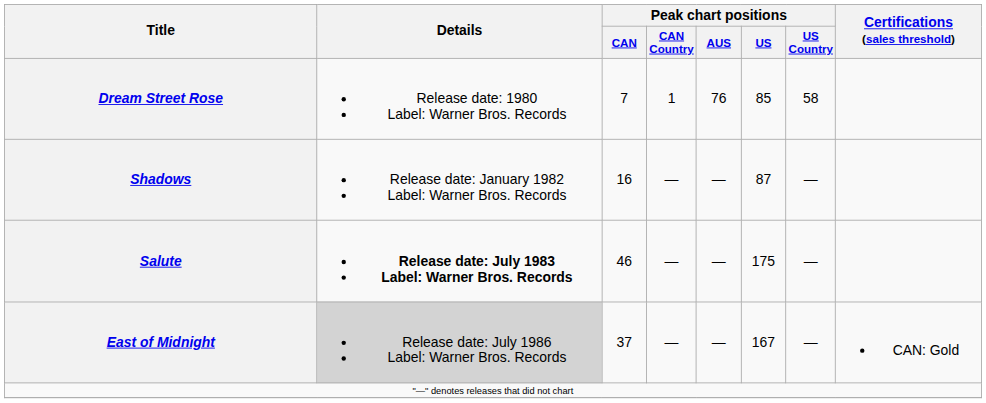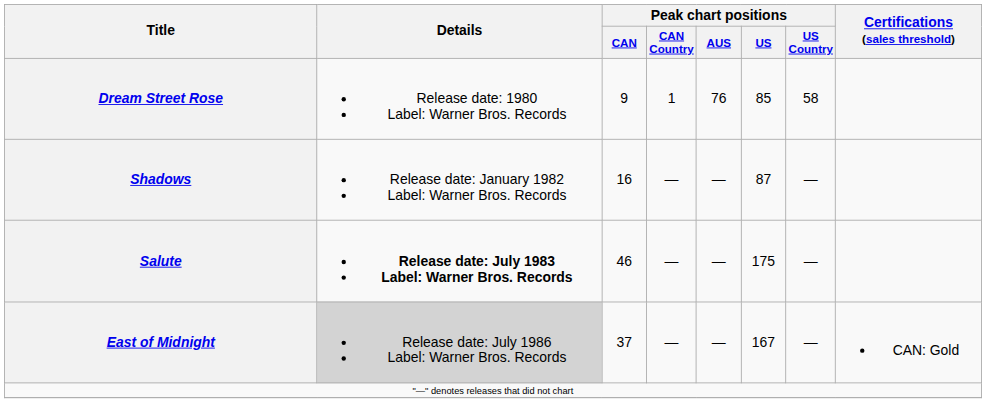(624, 98) 7 -> (624, 98) 9
